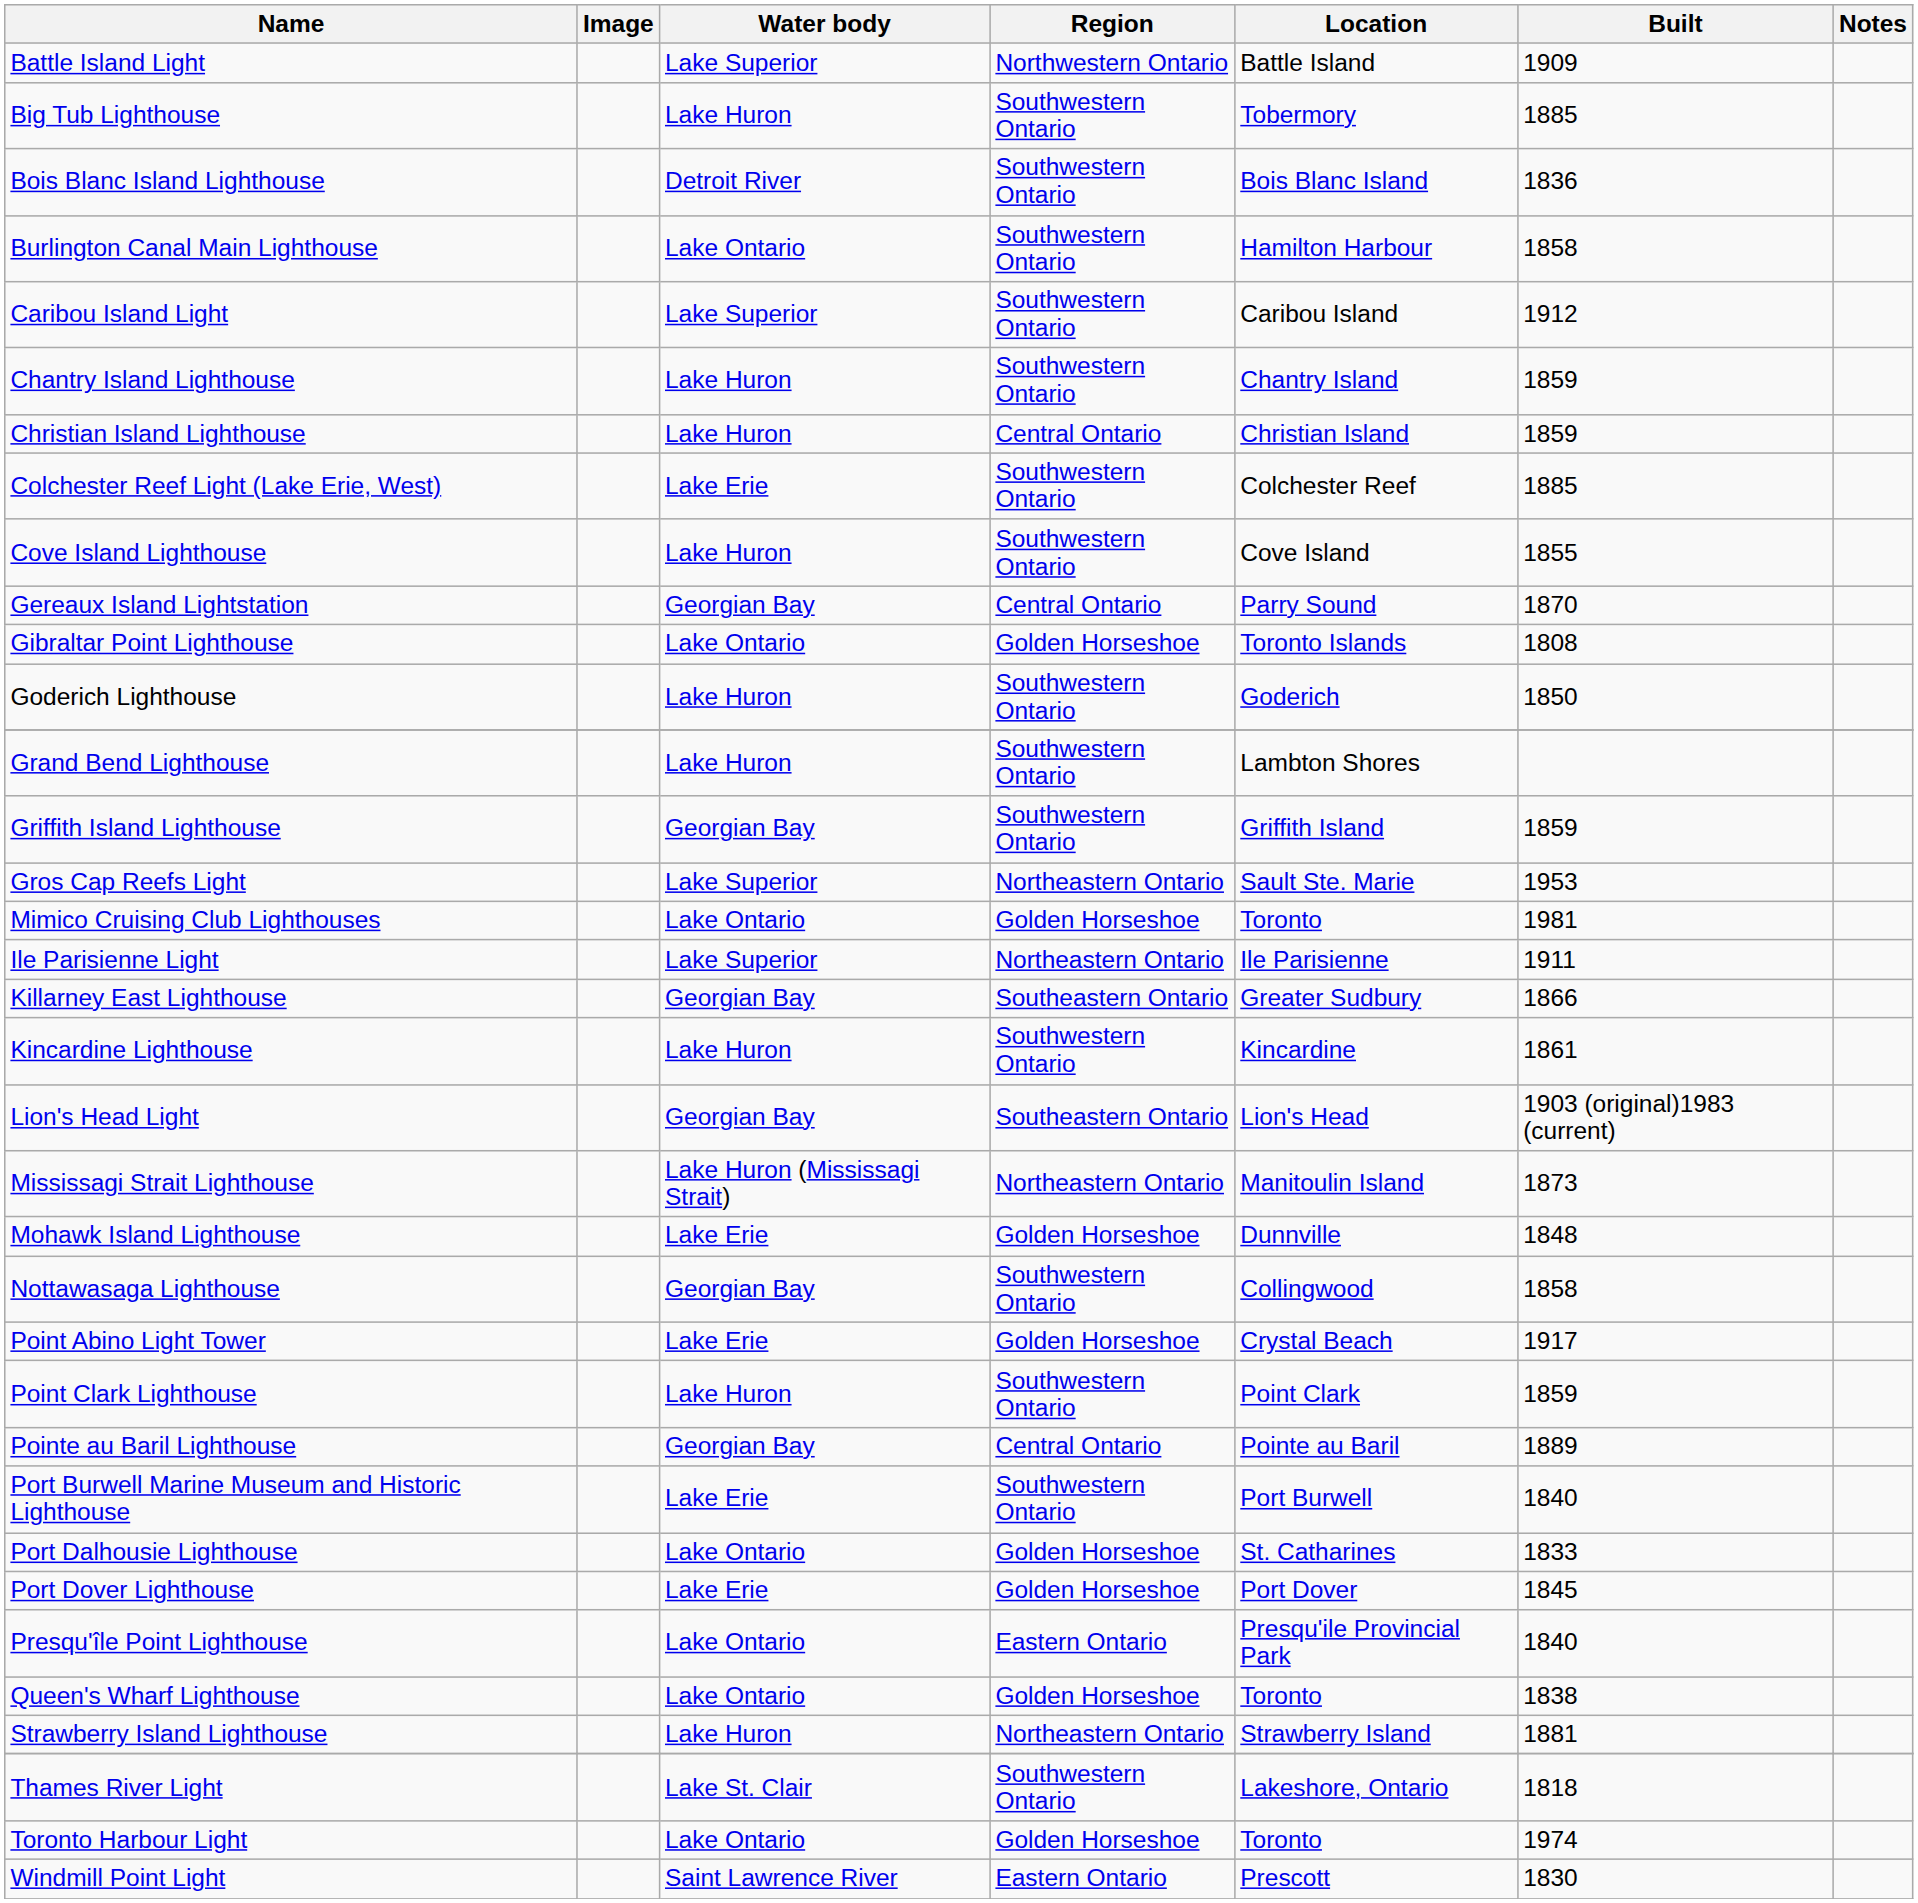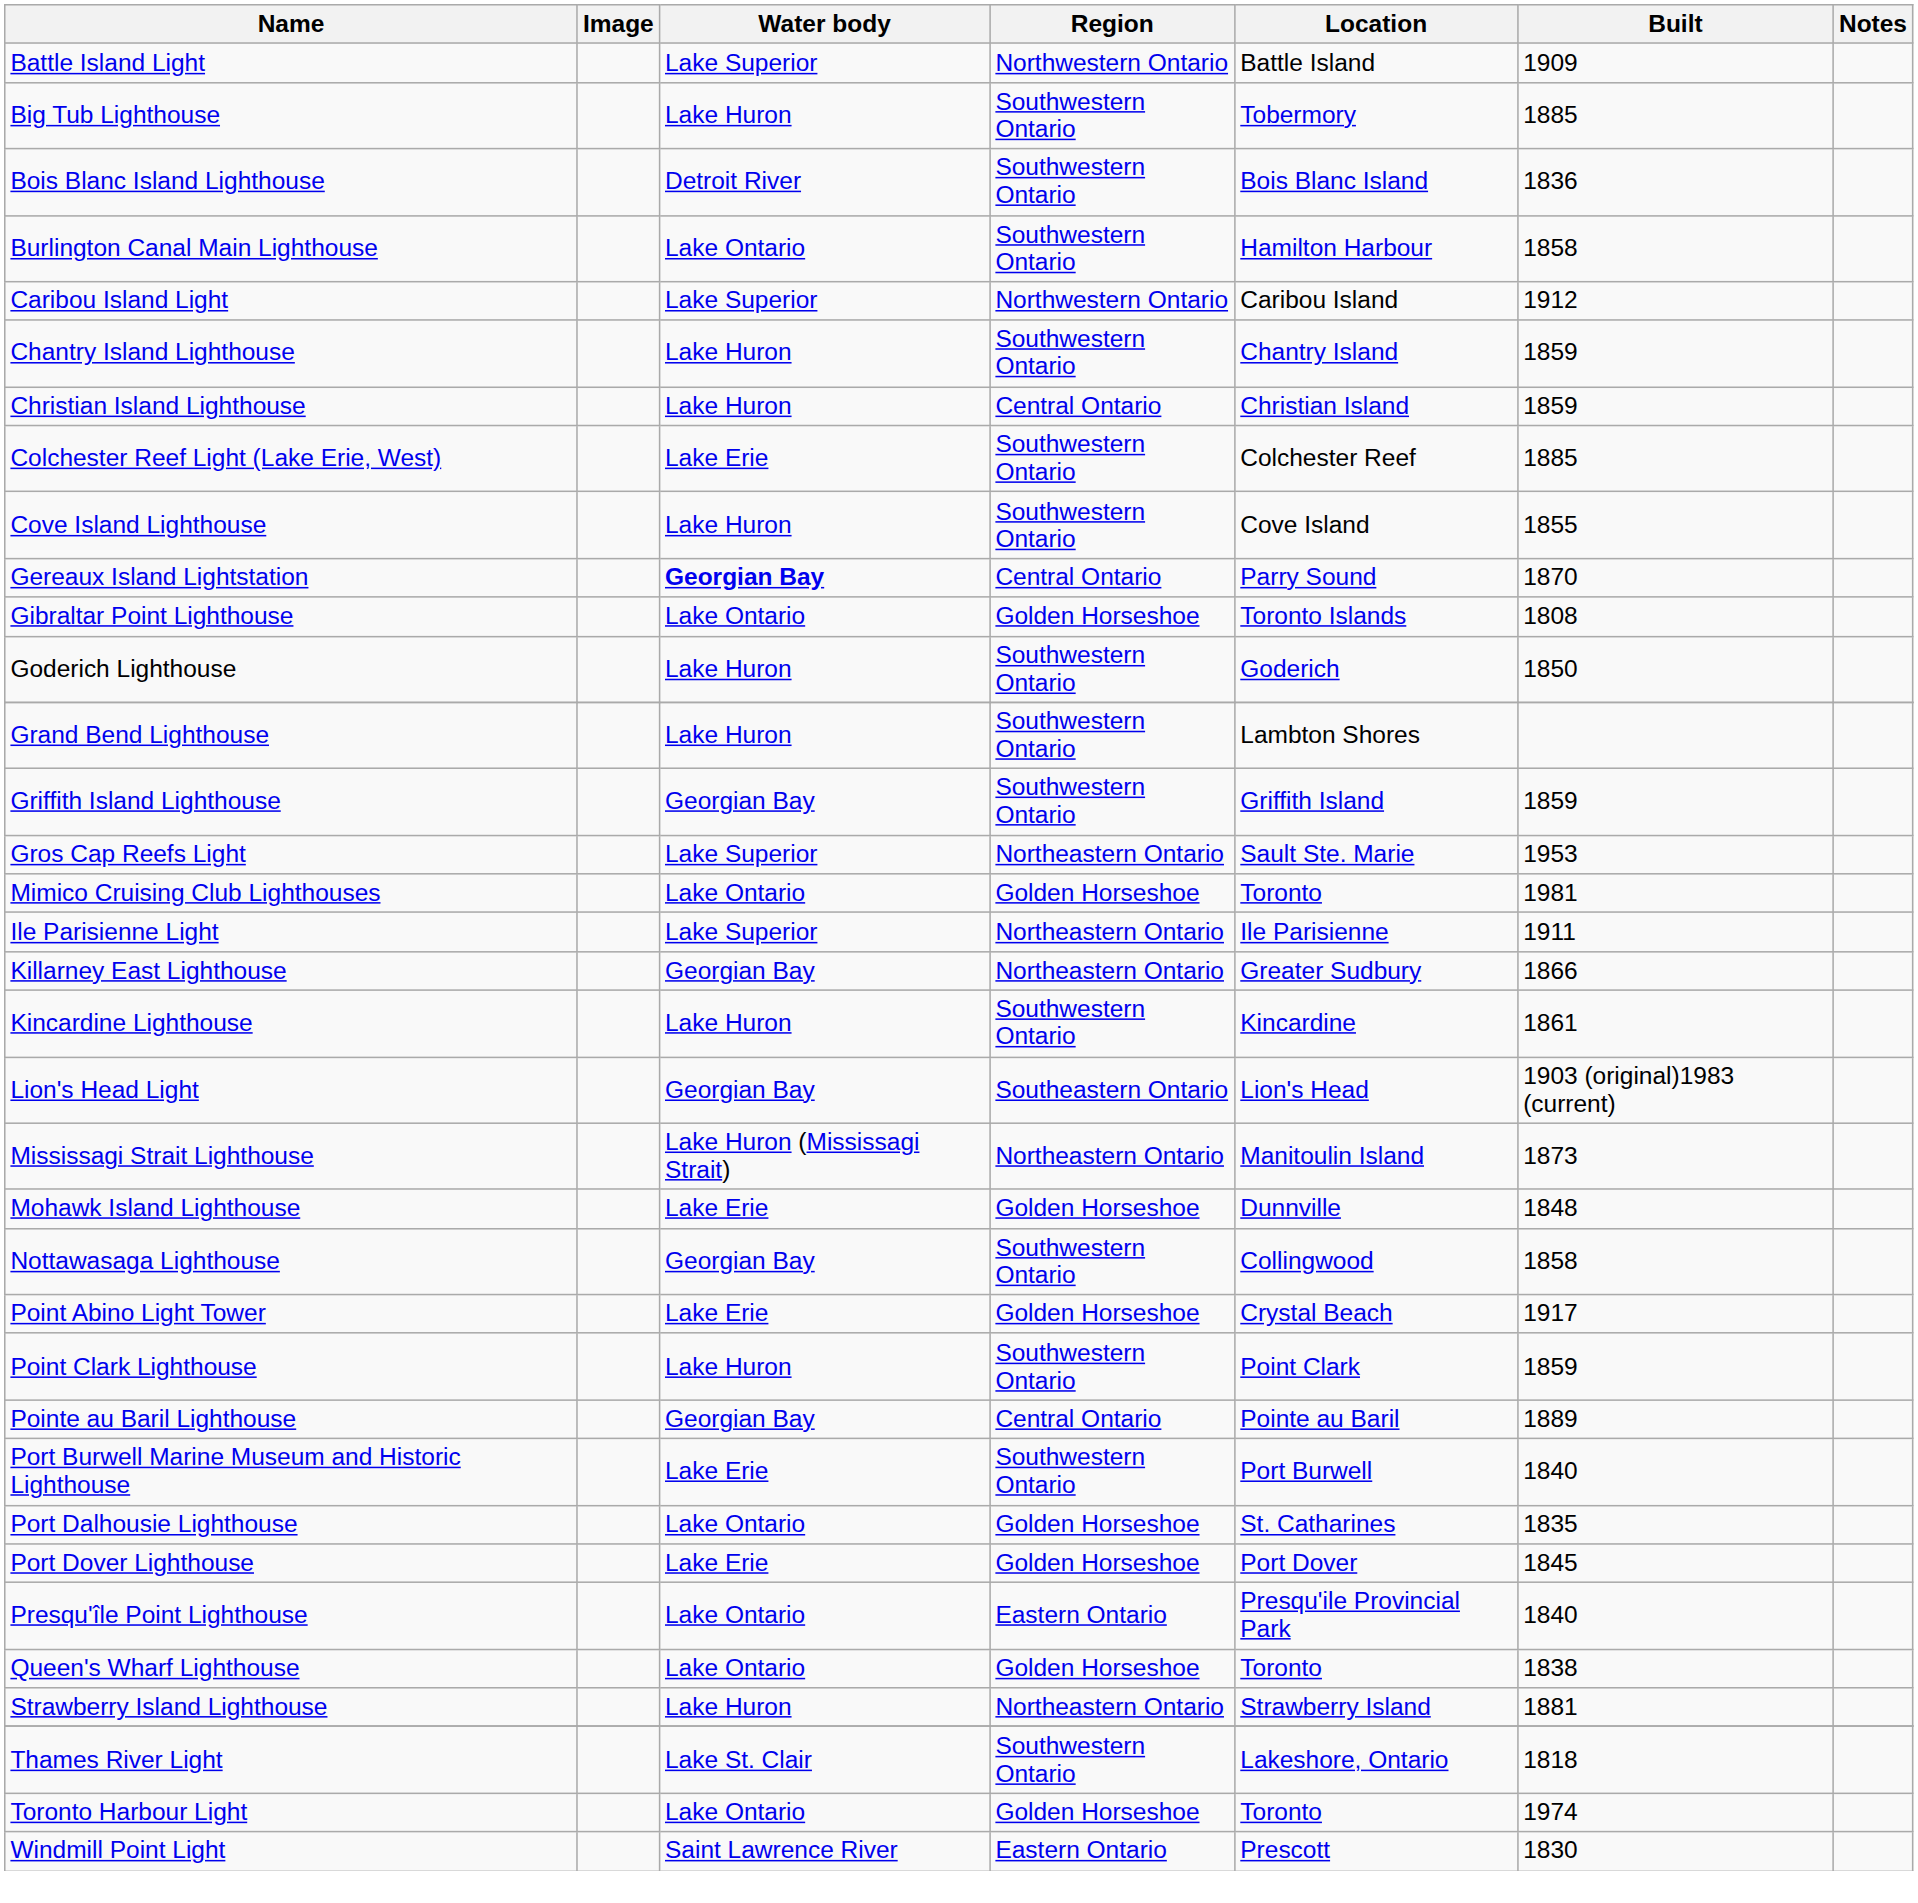(1070, 314) Southwestern Ontario -> (1112, 300) Northwestern Ontario
(740, 604) normal -> (745, 577) bold
(1112, 998) Southeastern Ontario -> (1110, 970) Northeastern Ontario
(1550, 1551) 1833 -> (1550, 1524) 1835
